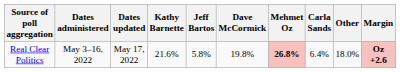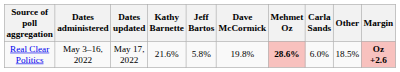(287, 54) 26.8% -> (287, 54) 28.6%
(319, 54) 6.4% -> (319, 54) 6.0%
(347, 54) 18.0% -> (347, 54) 18.5%
